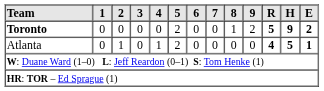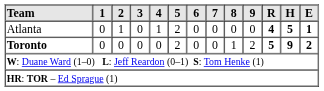rows swapped: (27, 29) <-> (24, 45)
